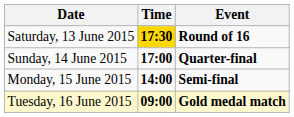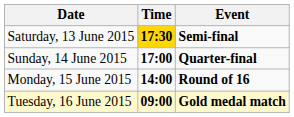(214, 36) Round of 16 -> (208, 36) Semi-final
(208, 79) Semi-final -> (214, 79) Round of 16
